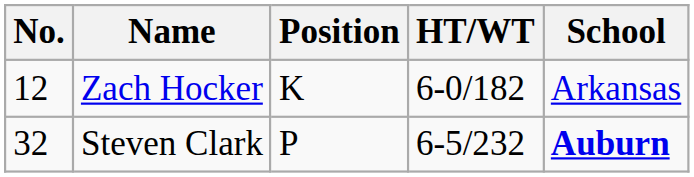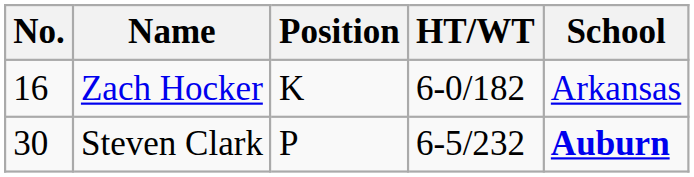(31, 87) 12 -> (31, 87) 16
(31, 143) 32 -> (31, 143) 30
